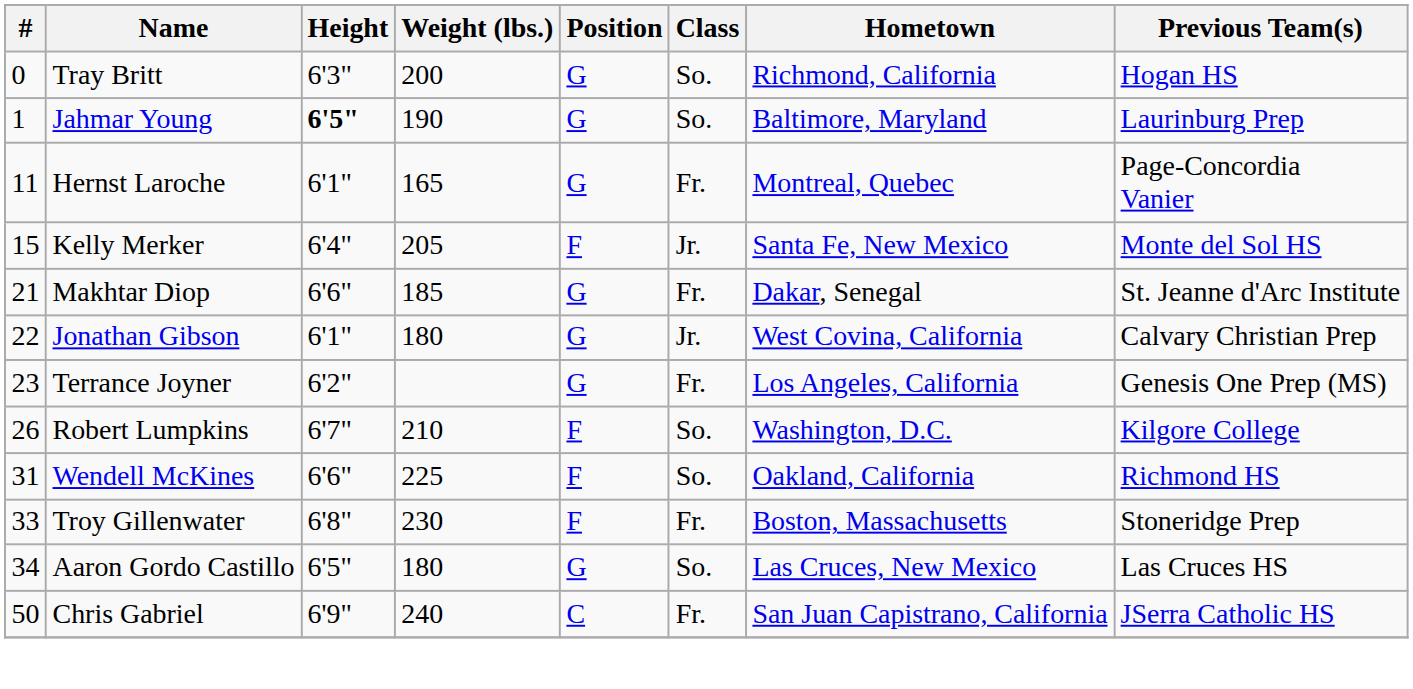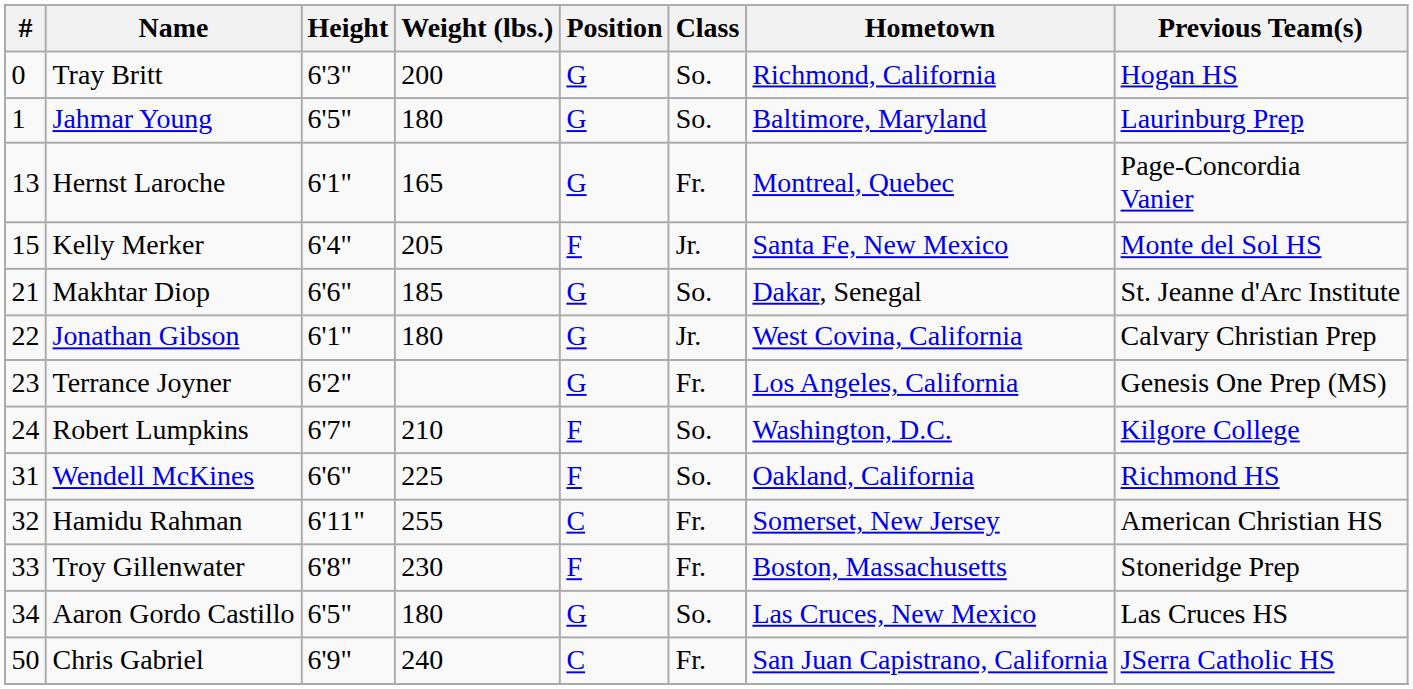(333, 120) bold -> (330, 120) normal
(422, 120) 190 -> (422, 120) 180
(25, 182) 11 -> (25, 182) 13
(691, 291) Fr. -> (694, 291) So.
(25, 429) 26 -> (25, 429) 24
+ row: (148, 521)
